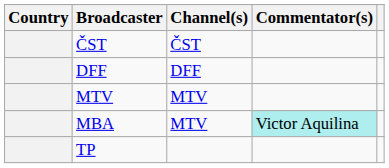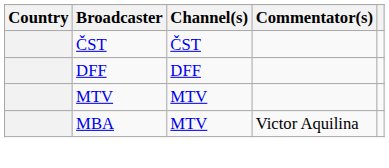(307, 123) paleturquoise background -> (307, 123) no background
- row: (86, 149)
